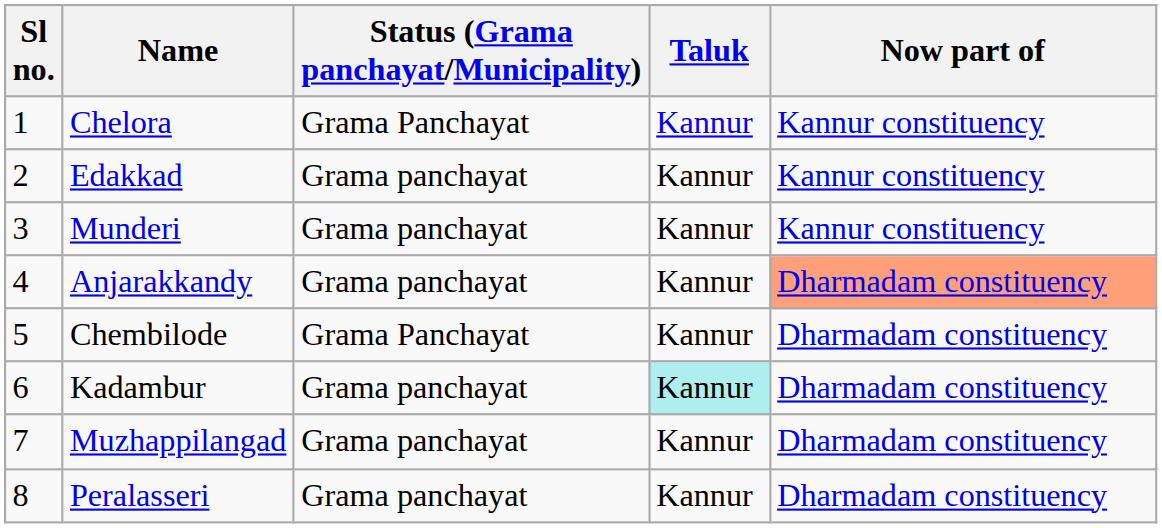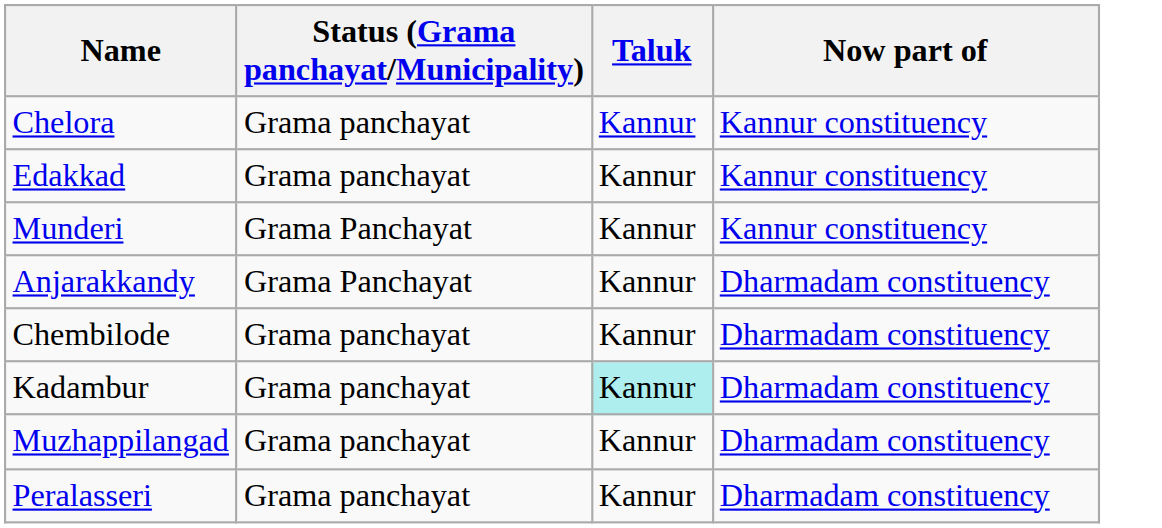- column: (34, 50)
(415, 122) Grama Panchayat -> (357, 122) Grama panchayat
(414, 228) Grama panchayat -> (358, 228) Grama Panchayat
(414, 281) Grama panchayat -> (358, 281) Grama Panchayat
(942, 281) lightsalmon background -> (885, 281) no background
(415, 335) Grama Panchayat -> (357, 335) Grama panchayat
